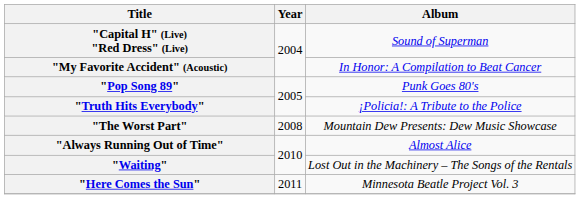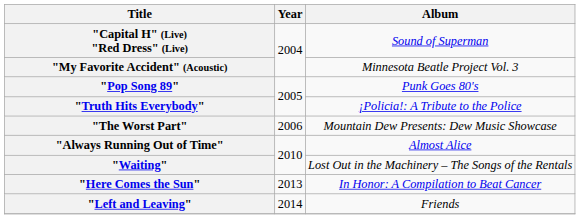(440, 67) In Honor: A Compilation to Beat Cancer -> (440, 67) Minnesota Beatle Project Vol. 3
(290, 125) 2008 -> (290, 125) 2006
(290, 184) 2011 -> (290, 184) 2013
(440, 184) Minnesota Beatle Project Vol. 3 -> (440, 184) In Honor: A Compilation to Beat Cancer
+ row: (140, 203)
